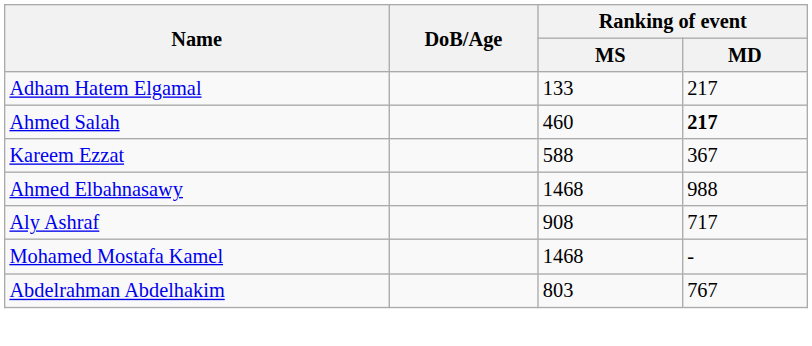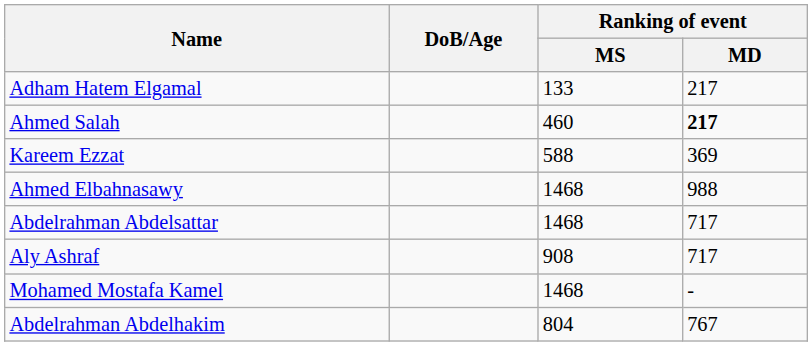(702, 155) 367 -> (702, 155) 369
+ row: (114, 222)
(558, 290) 803 -> (558, 323) 804
